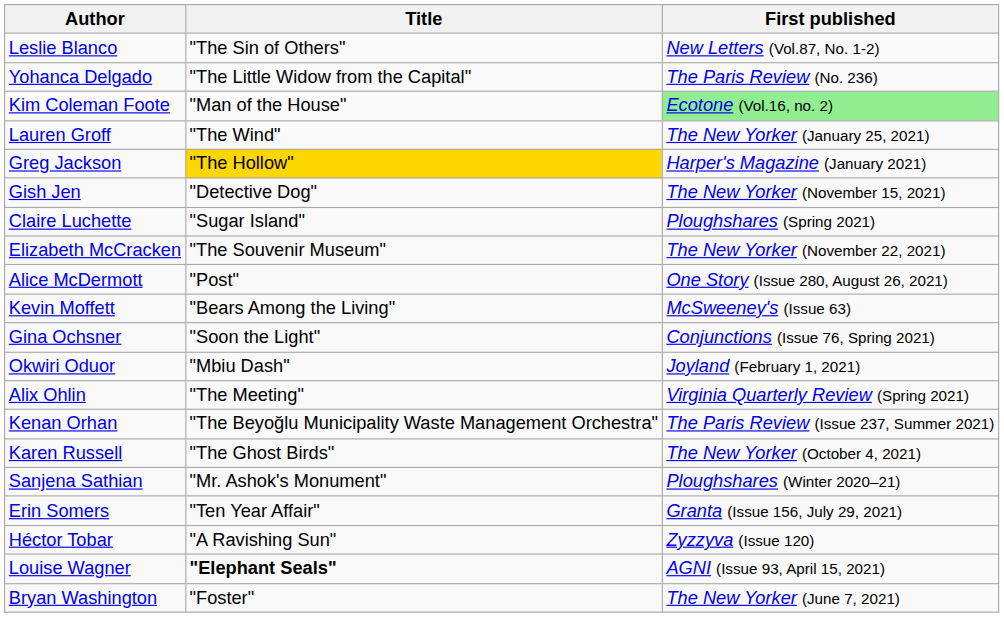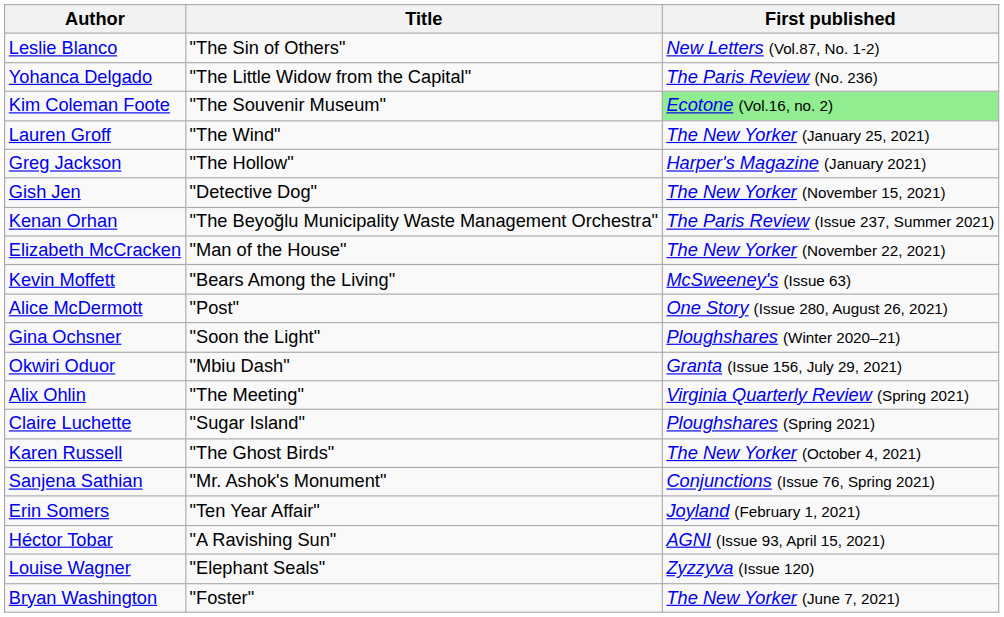(268, 105) "Man of the House" -> (288, 105) "The Souvenir Museum"
(242, 163) gold background -> (242, 163) no background
rows swapped: (70, 221) <-> (63, 423)
(288, 250) "The Souvenir Museum" -> (268, 250) "Man of the House"
rows swapped: (76, 279) <-> (62, 308)
(801, 337) Conjunctions (Issue 76, Spring 2021) -> (783, 337) Ploughshares (Winter 2020–21)
(763, 366) Joyland (February 1, 2021) -> (784, 366) Granta (Issue 156, July 29, 2021)
(783, 481) Ploughshares (Winter 2020–21) -> (801, 481) Conjunctions (Issue 76, Spring 2021)
(784, 510) Granta (Issue 156, July 29, 2021) -> (763, 510) Joyland (February 1, 2021)
(740, 539) Zyzzyva (Issue 120) -> (776, 539) AGNI (Issue 93, April 15, 2021)
(263, 568) bold -> (257, 568) normal
(776, 568) AGNI (Issue 93, April 15, 2021) -> (740, 568) Zyzzyva (Issue 120)
